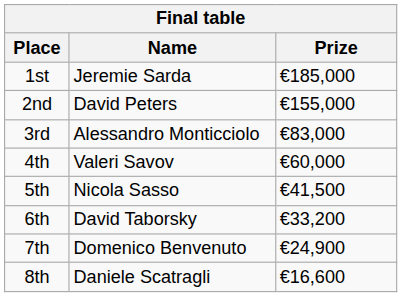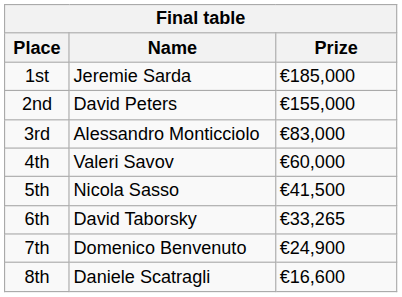(312, 219) €33,200 -> (312, 219) €33,265
